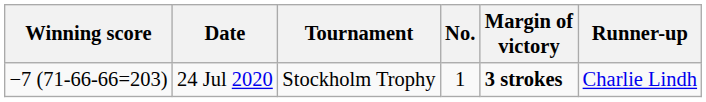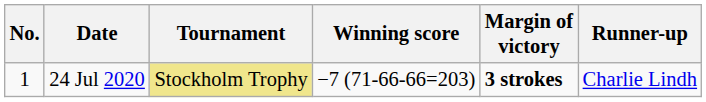columns swapped: (460, 33) <-> (88, 33)
(359, 79) no background -> (231, 79) khaki background
